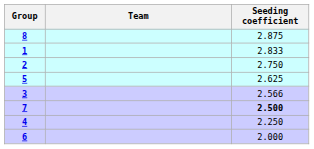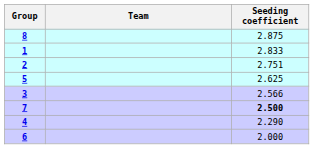(270, 64) 2.750 -> (270, 64) 2.751
(270, 122) 2.250 -> (270, 122) 2.290
